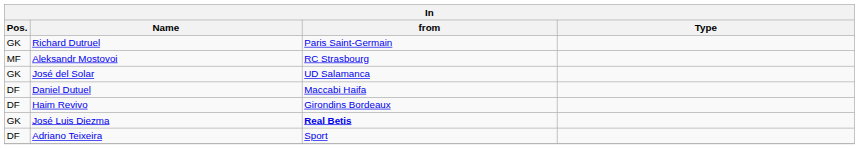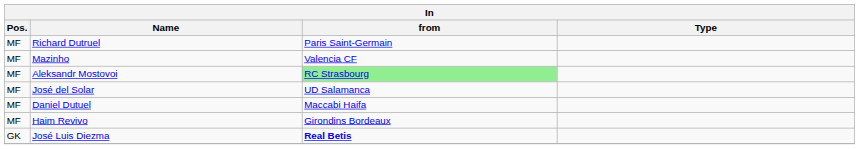(14, 43) GK -> (14, 43) MF
+ row: (51, 59)
(337, 59) no background -> (337, 74) lightgreen background
(14, 74) GK -> (14, 90) MF
(13, 90) DF -> (14, 105) MF
(13, 105) DF -> (14, 121) MF
- row: (67, 136)
